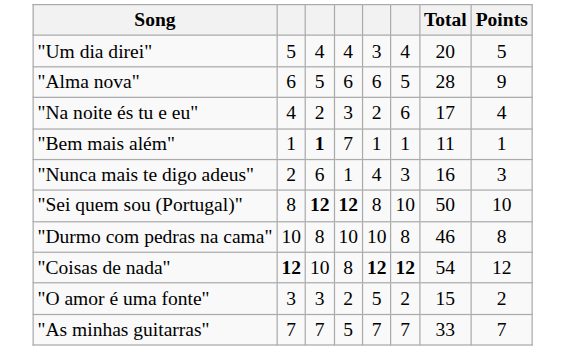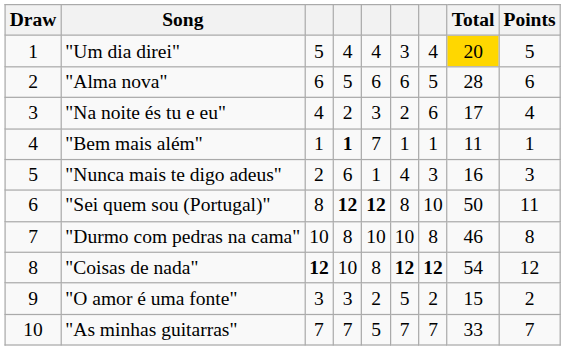+ column: (33, 19)
(445, 50) no background -> (473, 50) gold background
(502, 81) 9 -> (530, 81) 6
(502, 205) 10 -> (530, 205) 11
